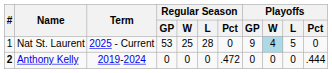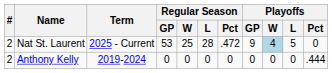(9, 44) 1 -> (9, 44) 2
(230, 44) 0 -> (230, 44) .472
(9, 60) bold -> (9, 60) normal
(230, 60) .472 -> (230, 60) 0
